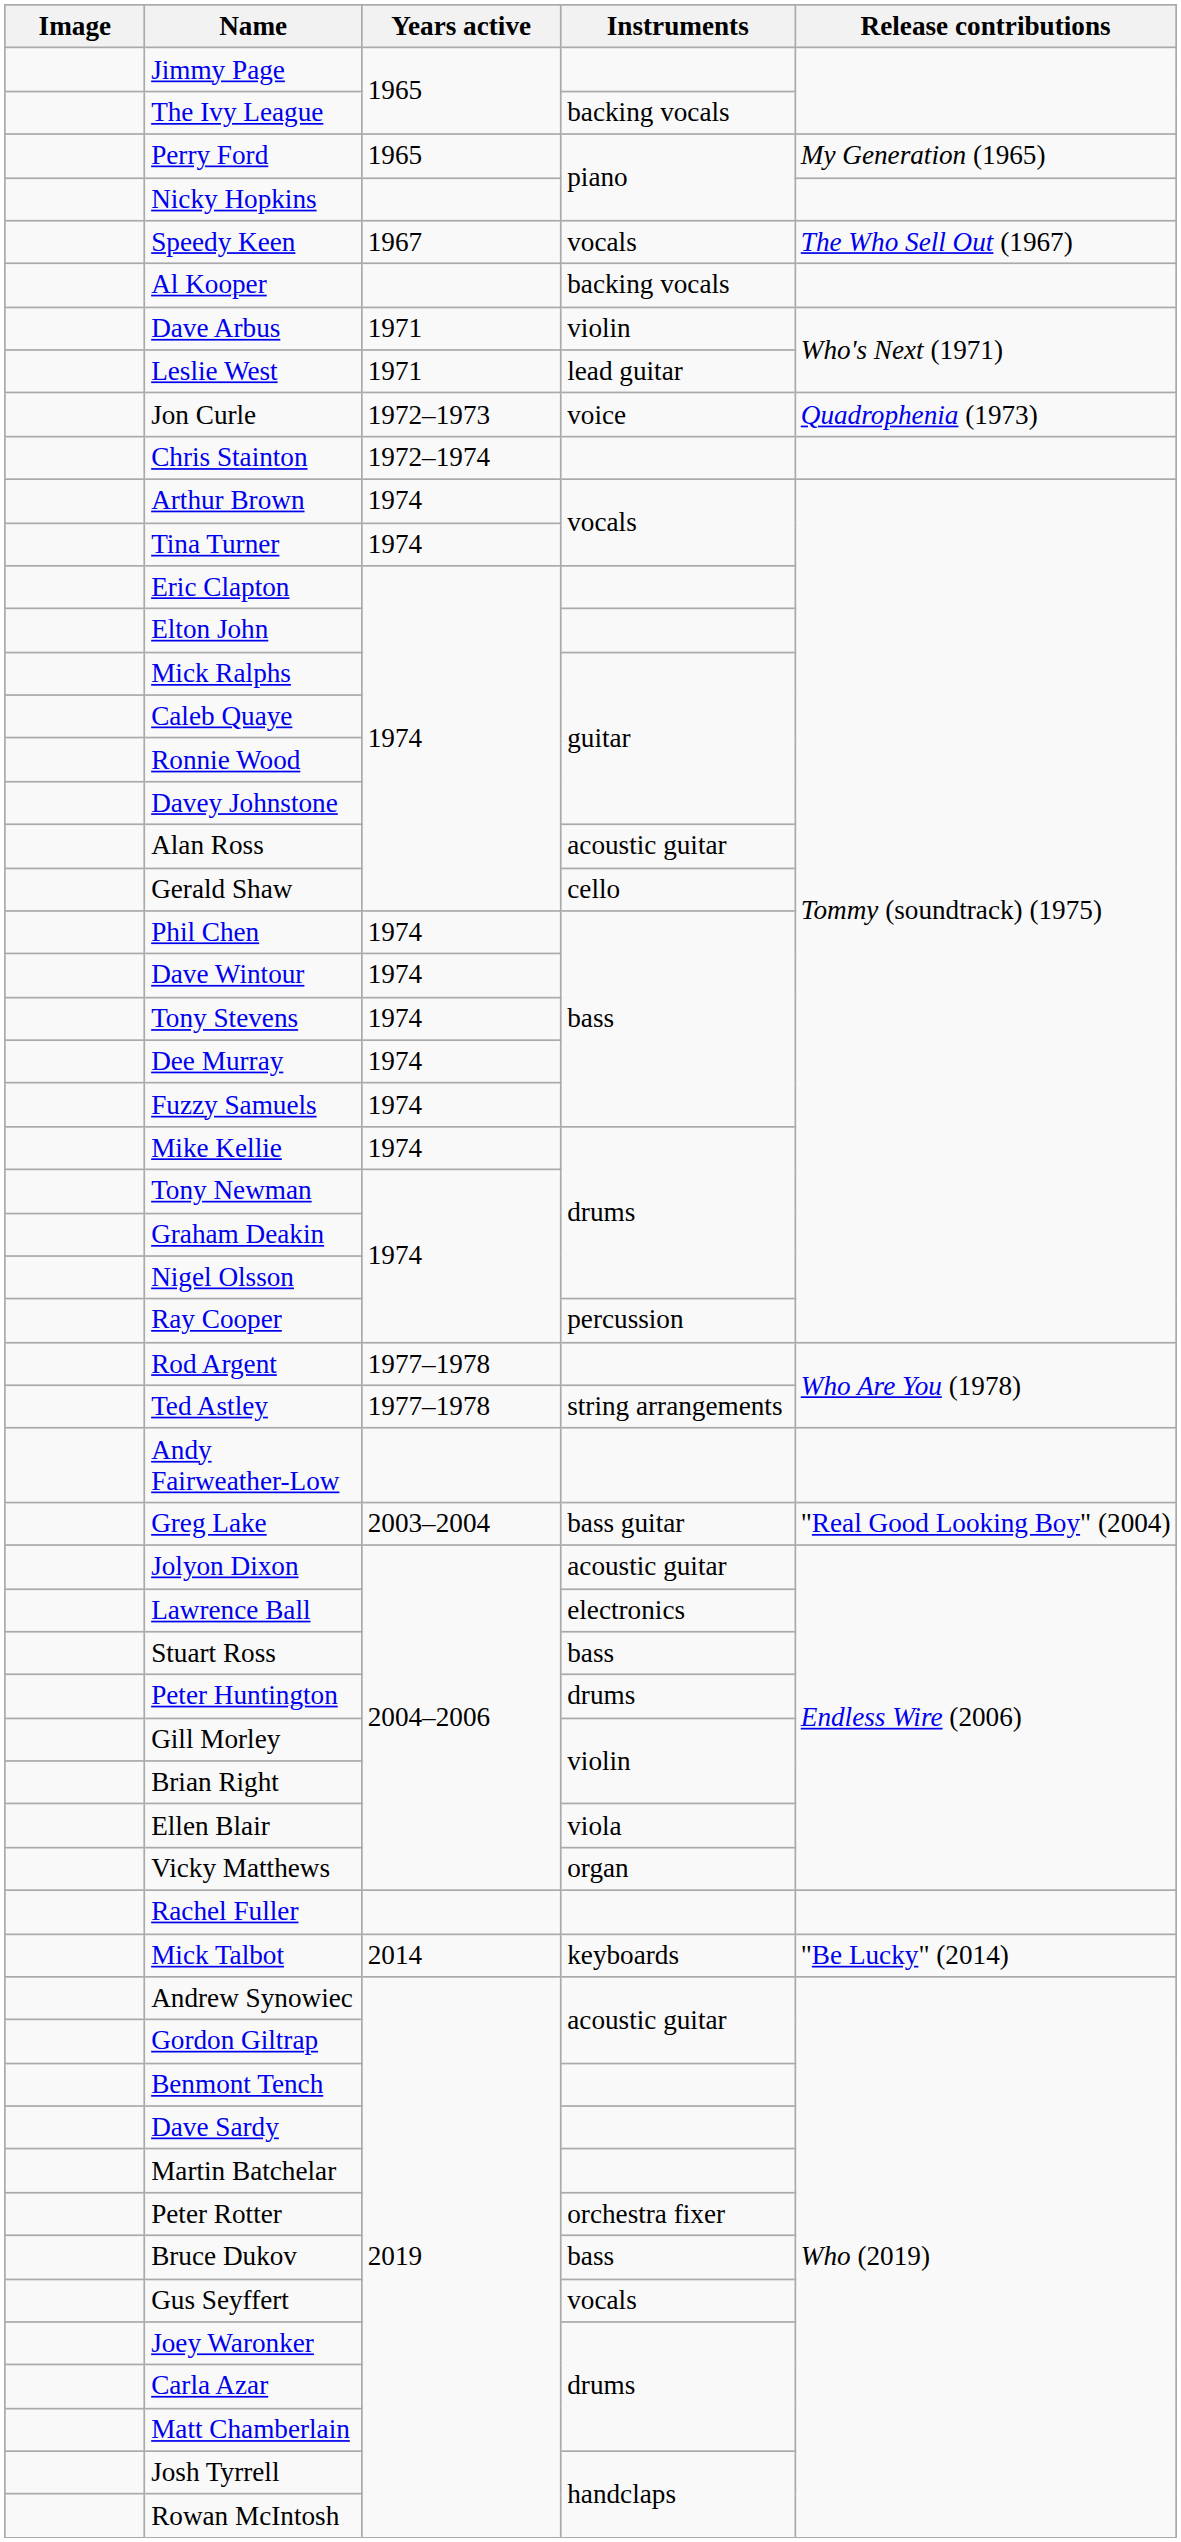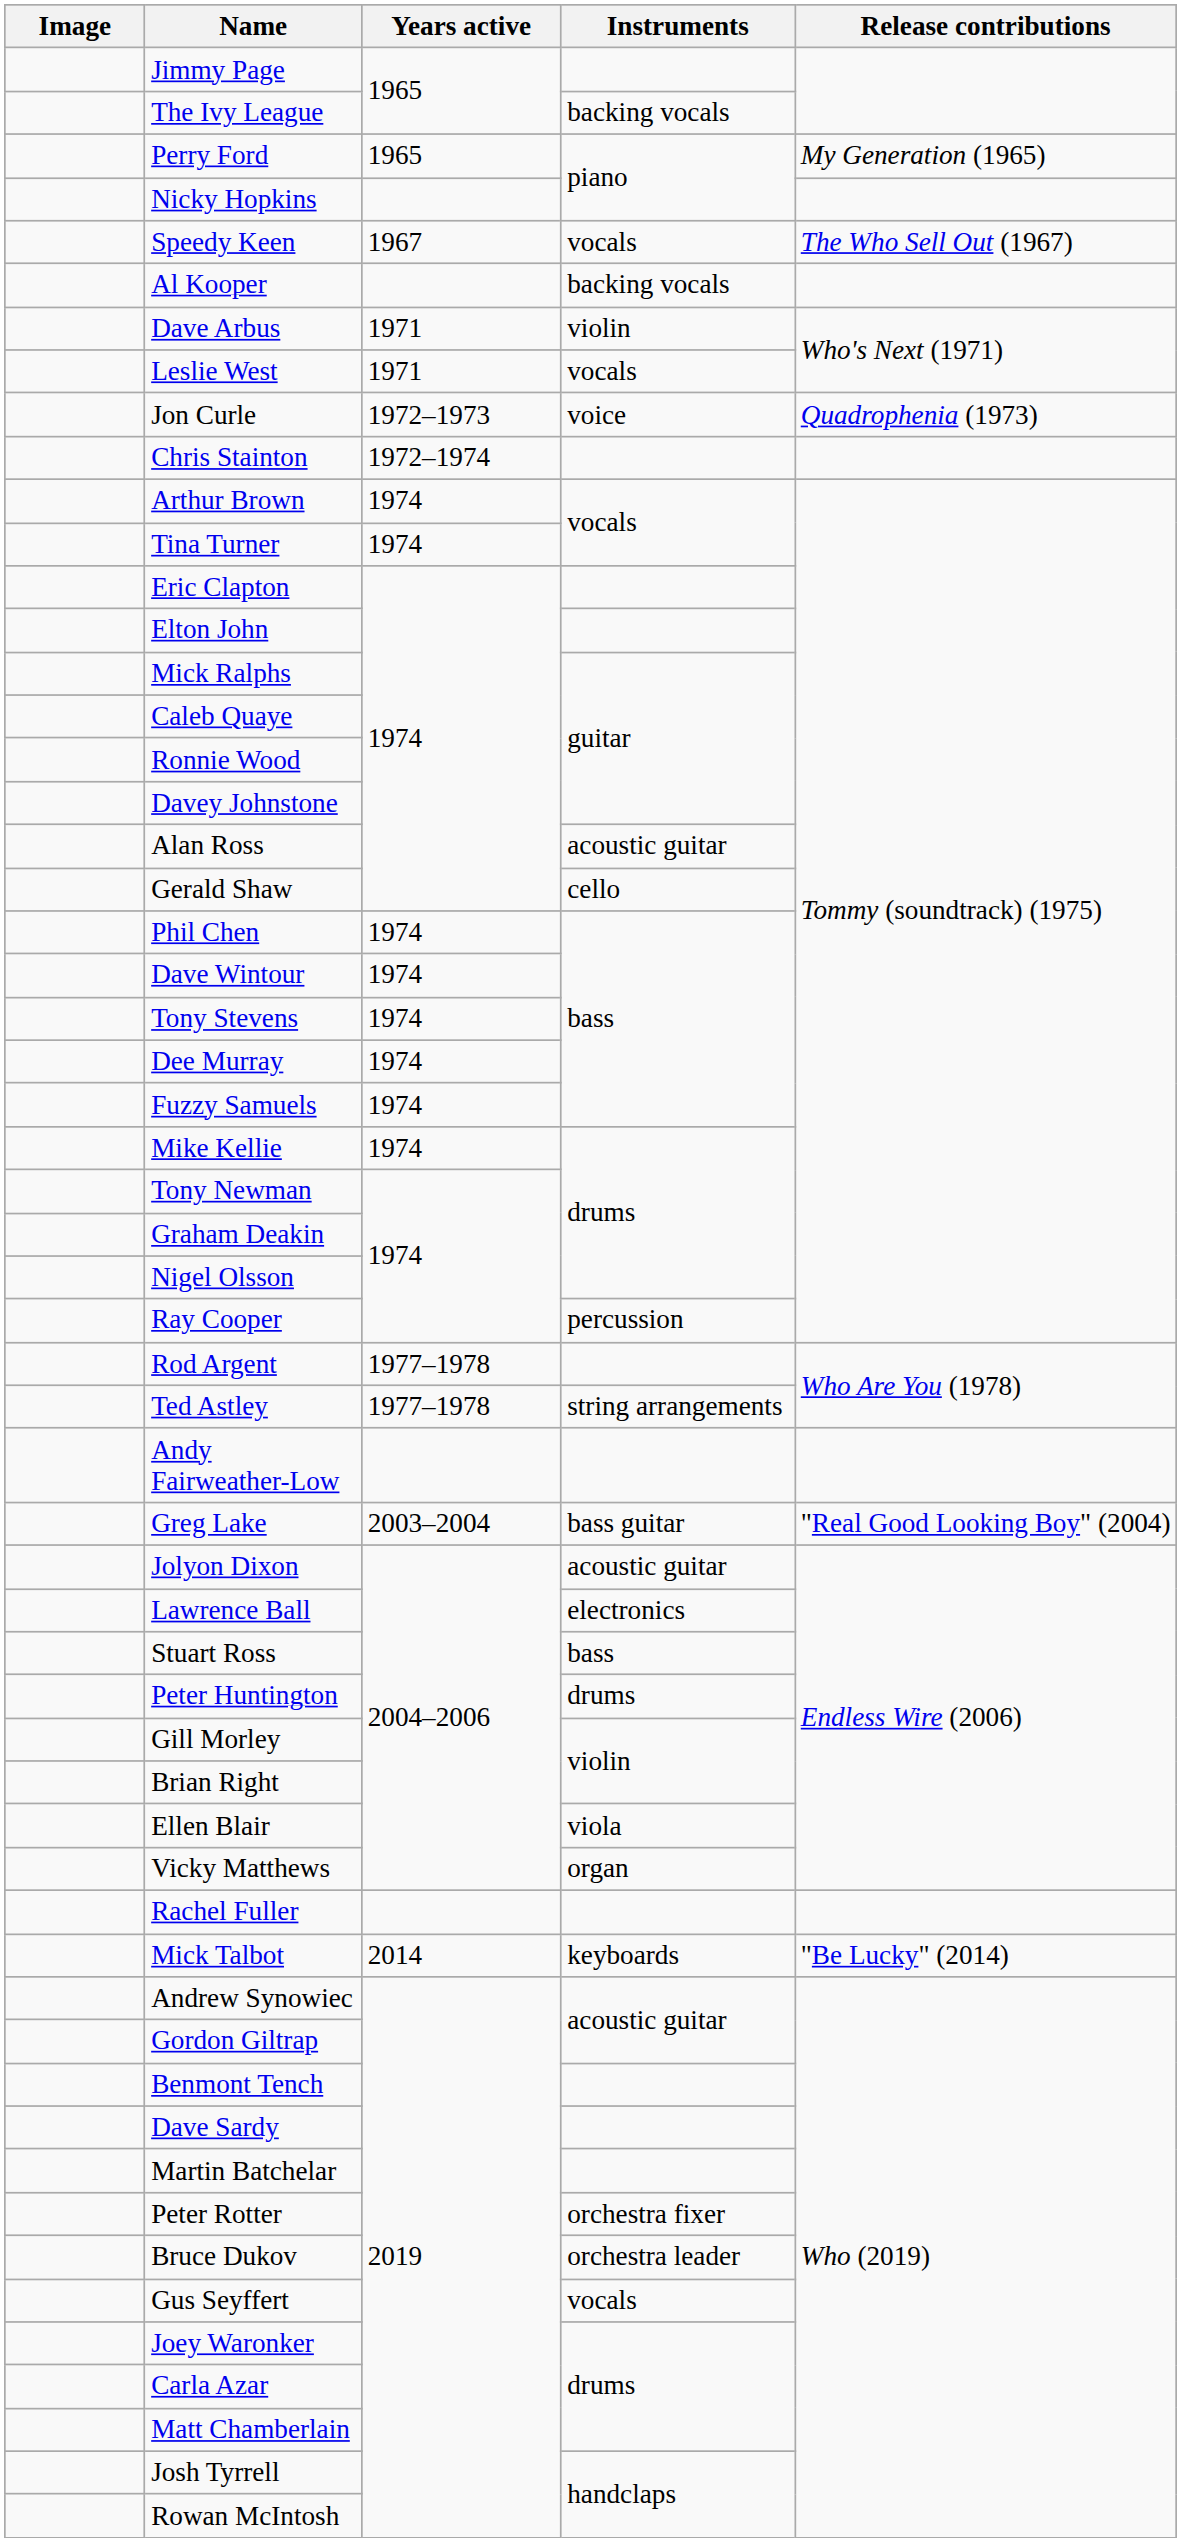(625, 371) lead guitar -> (602, 371) vocals
(591, 2256) bass -> (654, 2256) orchestra leader
